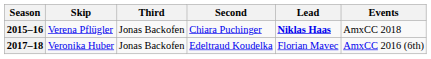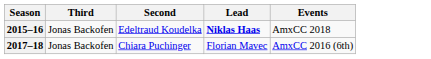- column: (81, 12)
(225, 29) Chiara Puchinger -> (160, 29) Edeltraud Koudelka
(231, 45) Edeltraud Koudelka -> (155, 45) Chiara Puchinger
